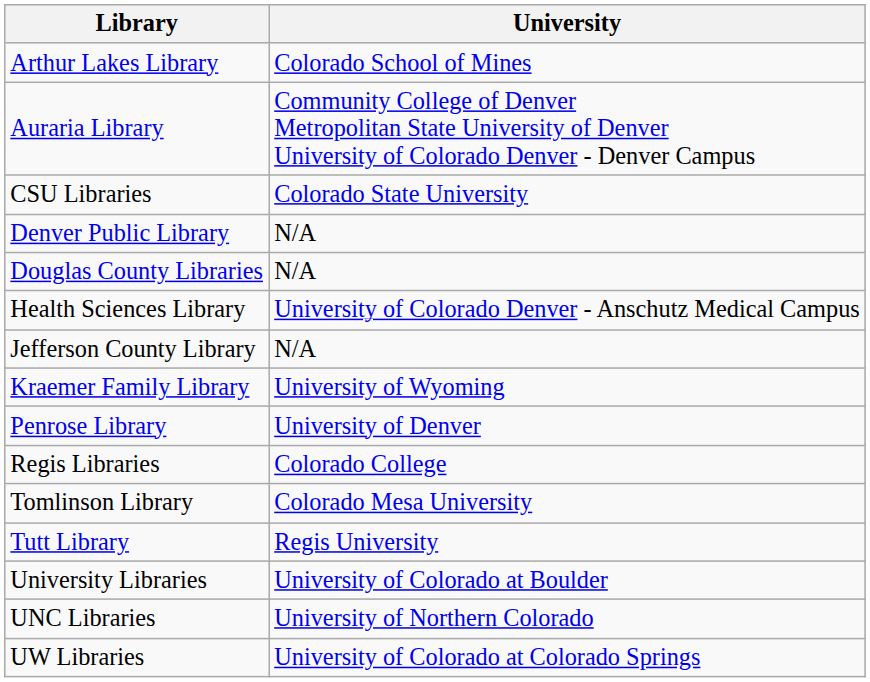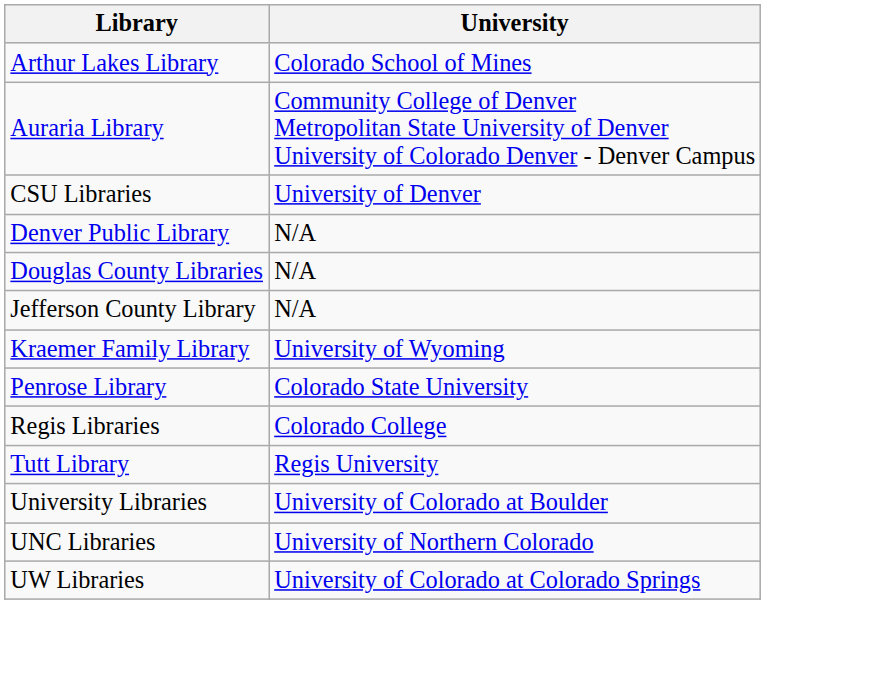(401, 194) Colorado State University -> (378, 194) University of Denver
- row: (128, 309)
(378, 425) University of Denver -> (401, 387) Colorado State University
- row: (102, 502)
